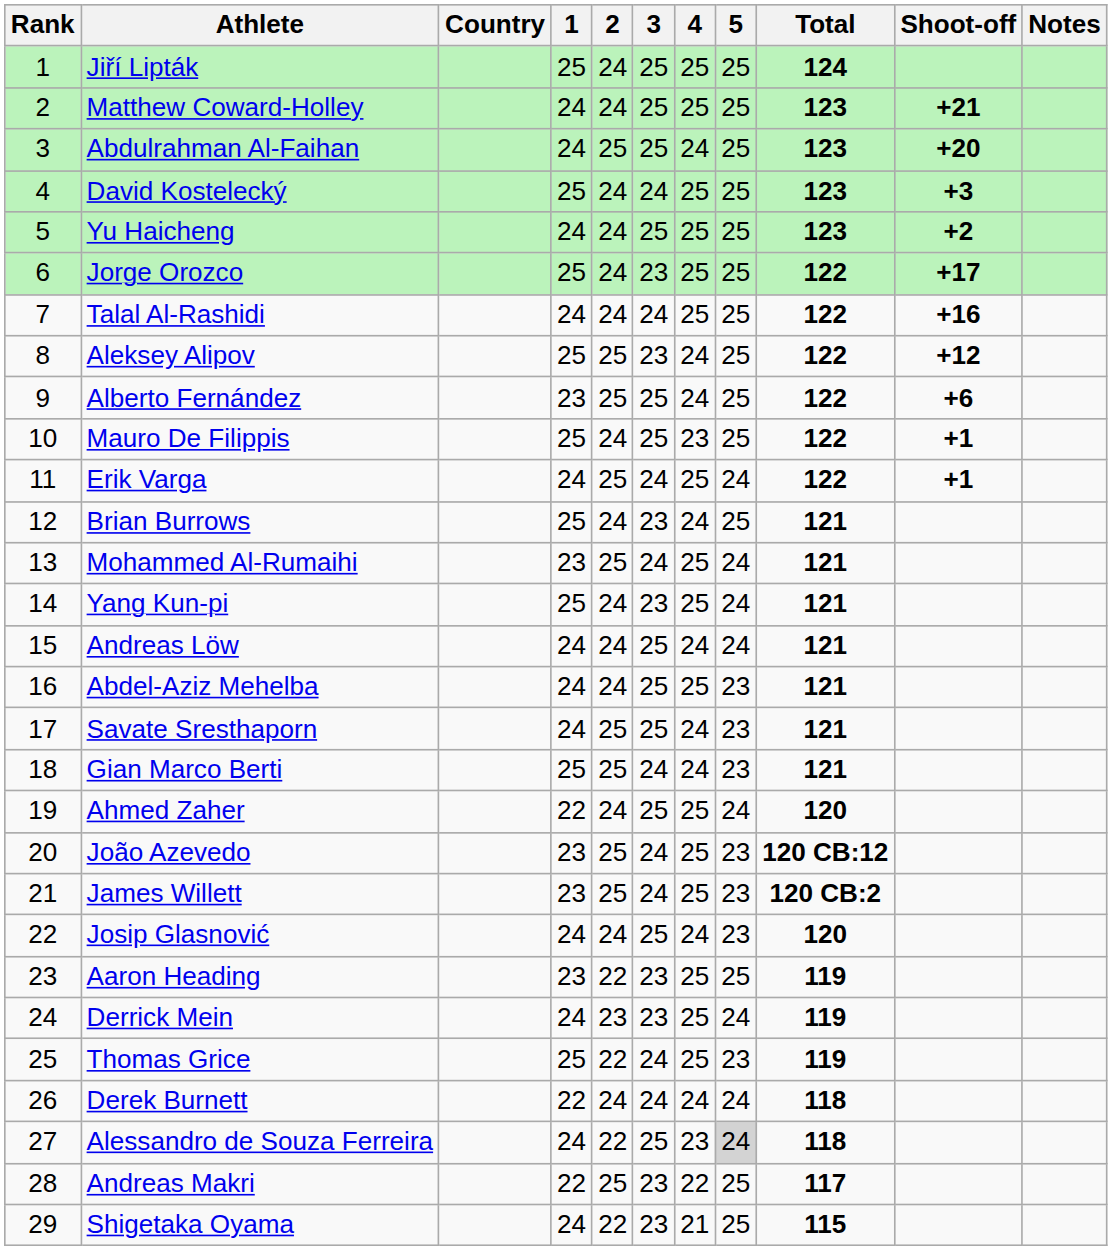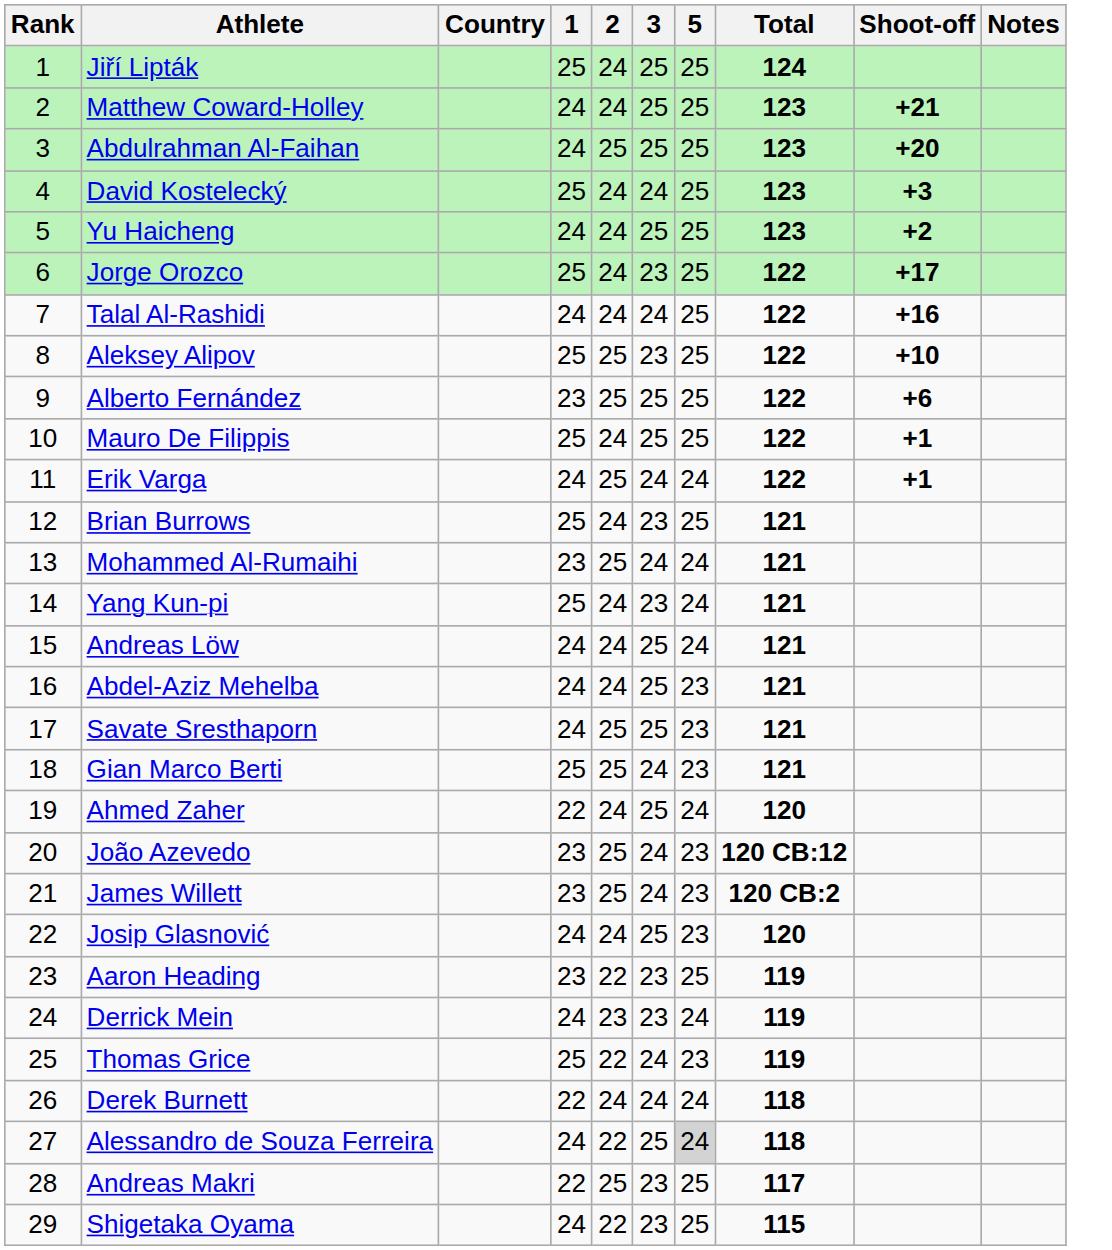- column: (695, 25)
(958, 356) +12 -> (917, 356) +10
